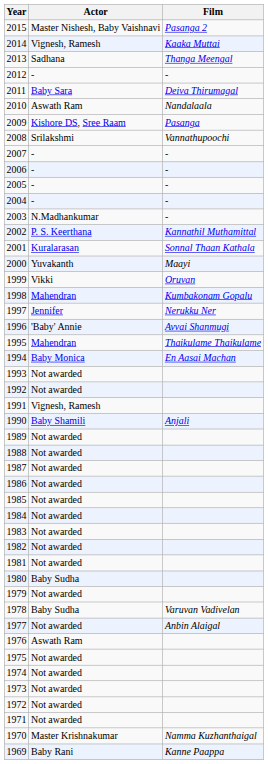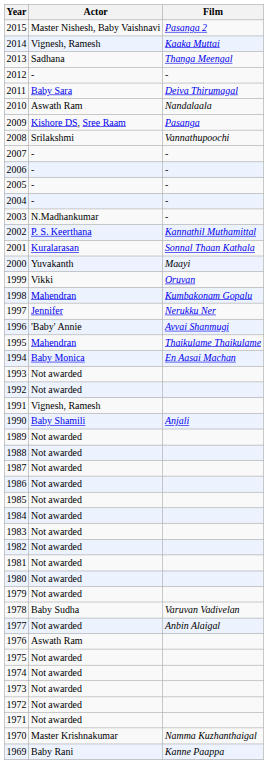(55, 578) Baby Sudha -> (56, 578) Not awarded
